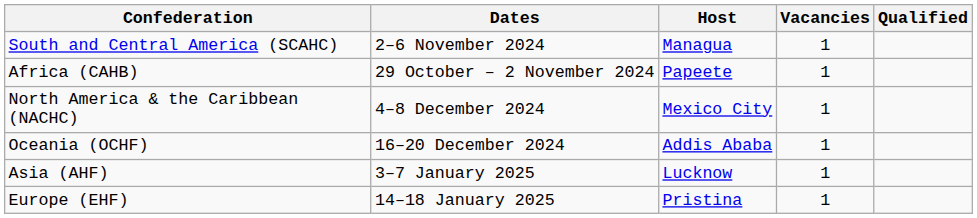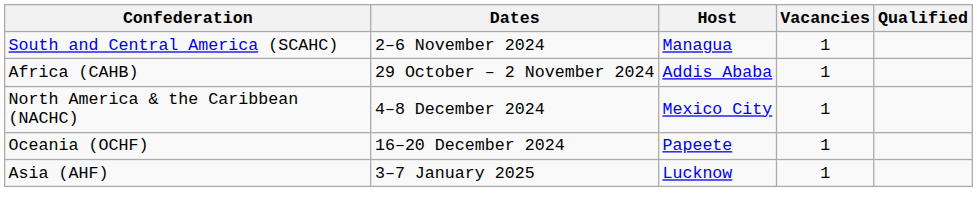(697, 72) Papeete -> (717, 72) Addis Ababa
(717, 146) Addis Ababa -> (697, 146) Papeete
- row: (69, 200)
